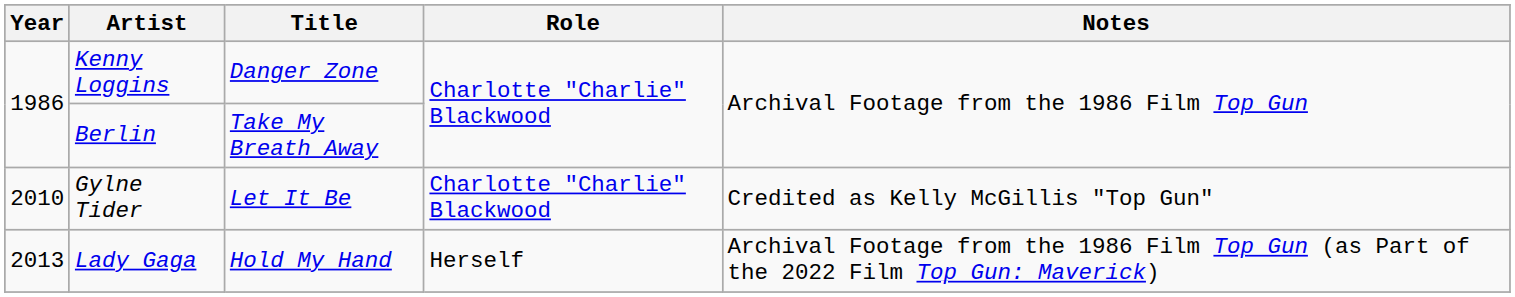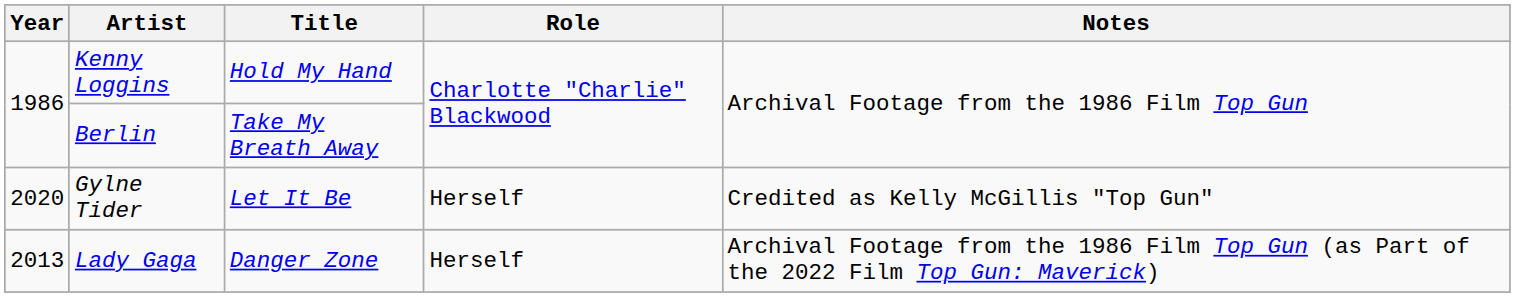(304, 73) Danger Zone -> (311, 73) Hold My Hand
(37, 198) 2010 -> (37, 198) 2020
(558, 198) Charlotte "Charlie" Blackwood -> (477, 198) Herself
(311, 261) Hold My Hand -> (304, 261) Danger Zone
